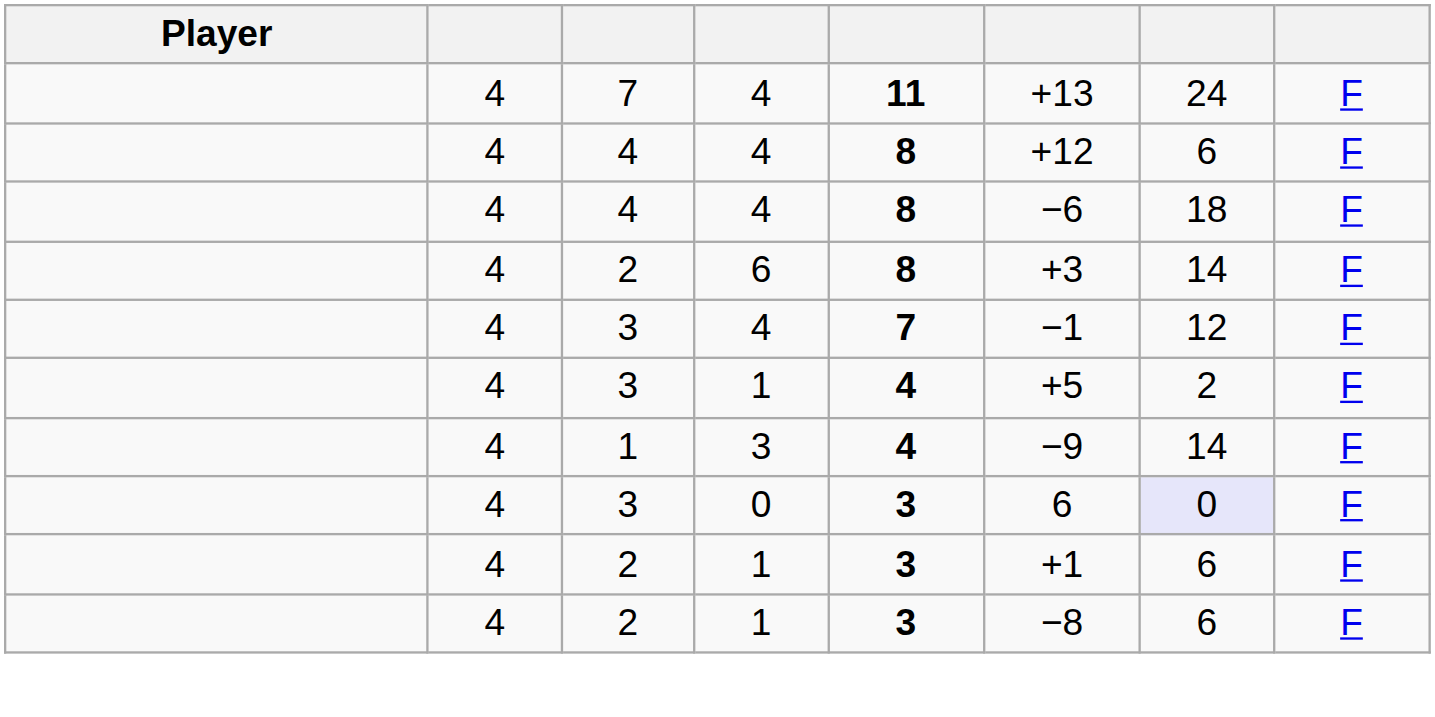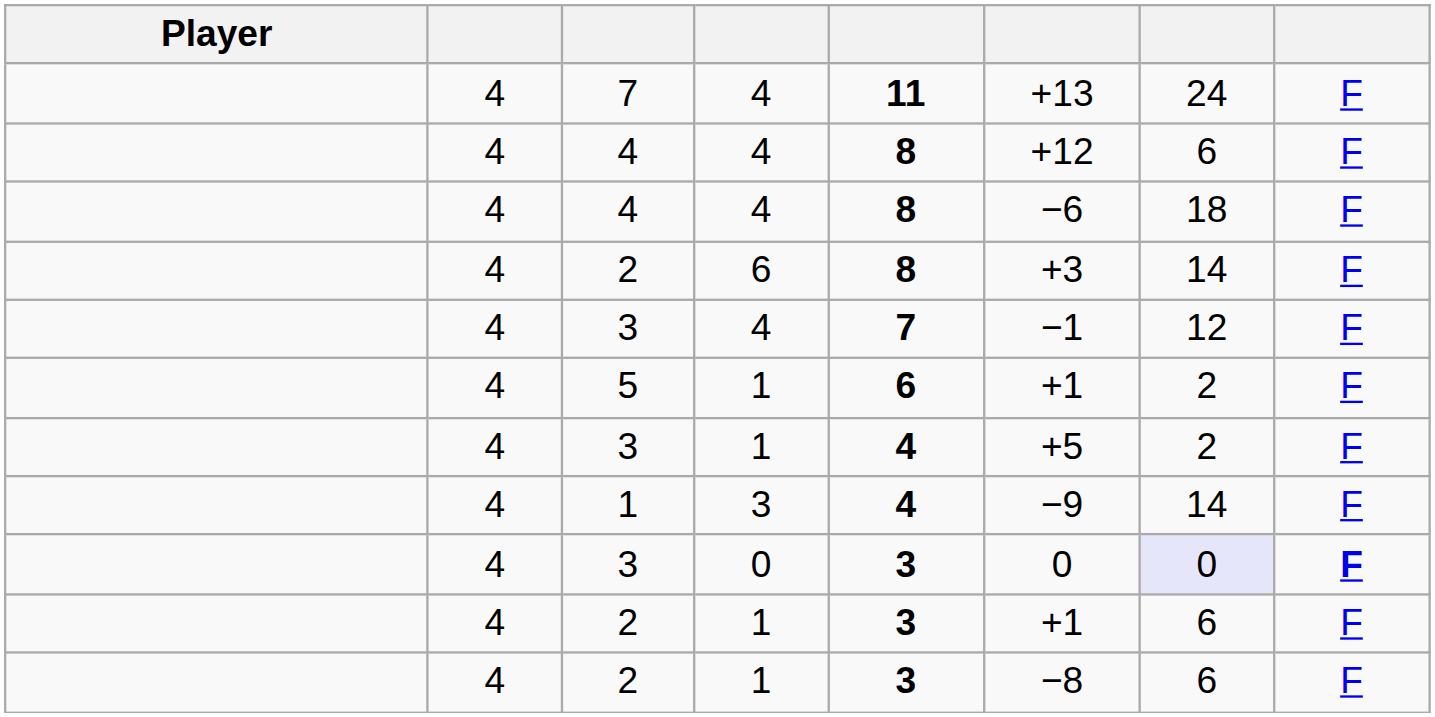+ row: (628, 387)
(1062, 504) 6 -> (1062, 563) 0
(1351, 504) normal -> (1351, 563) bold
